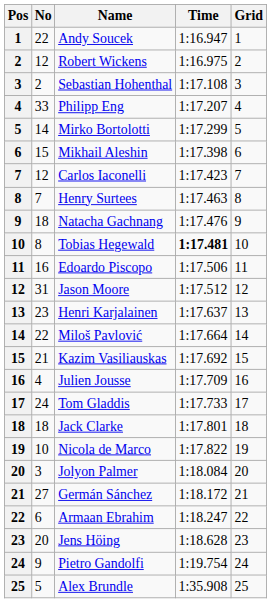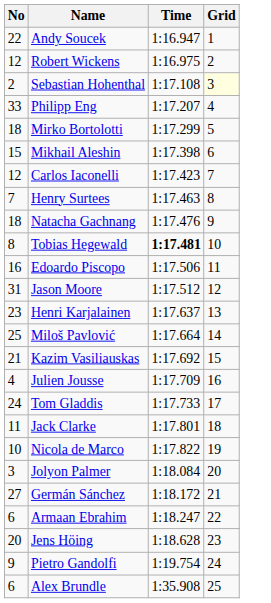- column: (18, 16)
(238, 84) no background -> (211, 84) lightyellow background
(42, 130) 14 -> (15, 130) 18
(42, 335) 22 -> (15, 335) 25
(42, 426) 18 -> (14, 426) 11
(38, 586) 5 -> (11, 586) 6
